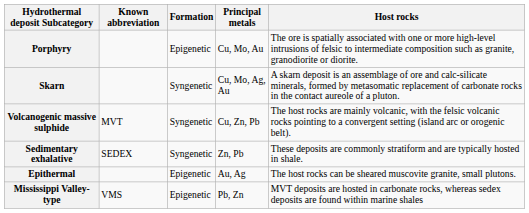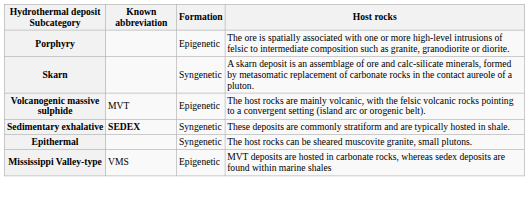- column: (242, 17)
(191, 122) Syngenetic -> (200, 106) Epigenetic
(117, 154) normal -> (124, 127) bold
(190, 174) Epigenetic -> (200, 142) Syngenetic
